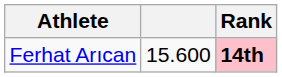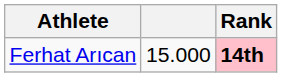(178, 54) 15.600 -> (178, 54) 15.000
